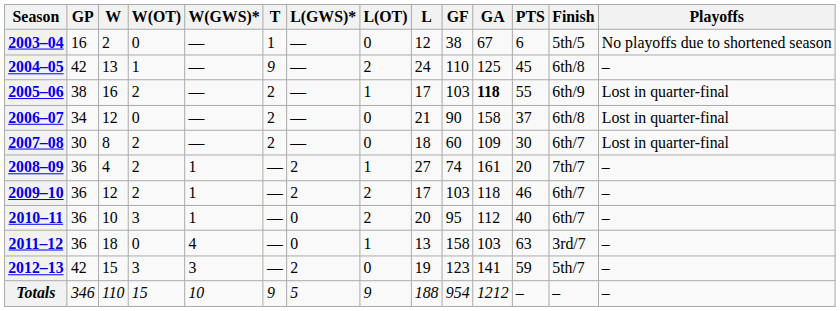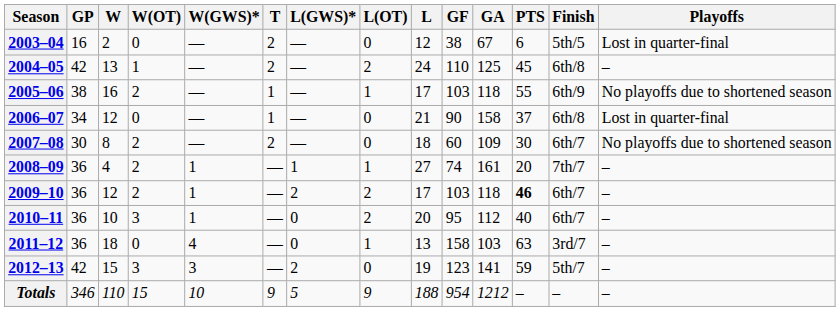(271, 42) 1 -> (271, 42) 2
(717, 42) No playoffs due to shortened season -> (665, 42) Lost in quarter-final
(271, 67) 9 -> (271, 67) 2
(271, 92) 2 -> (271, 92) 1
(488, 92) bold -> (488, 92) normal
(665, 92) Lost in quarter-final -> (717, 92) No playoffs due to shortened season
(271, 117) 2 -> (271, 117) 1
(665, 142) Lost in quarter-final -> (717, 142) No playoffs due to shortened season
(294, 167) 2 -> (294, 167) 1
(524, 192) normal -> (524, 192) bold
